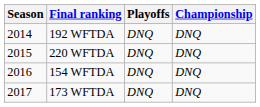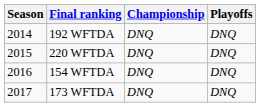columns swapped: (148, 14) <-> (214, 14)
